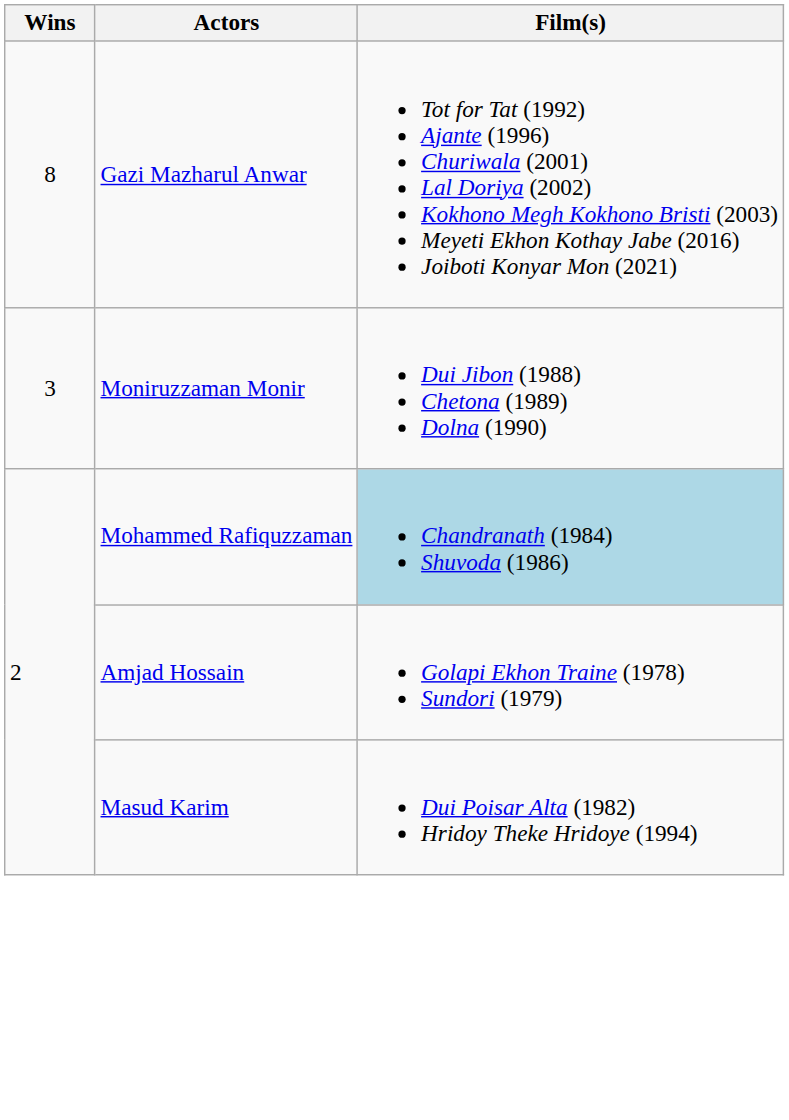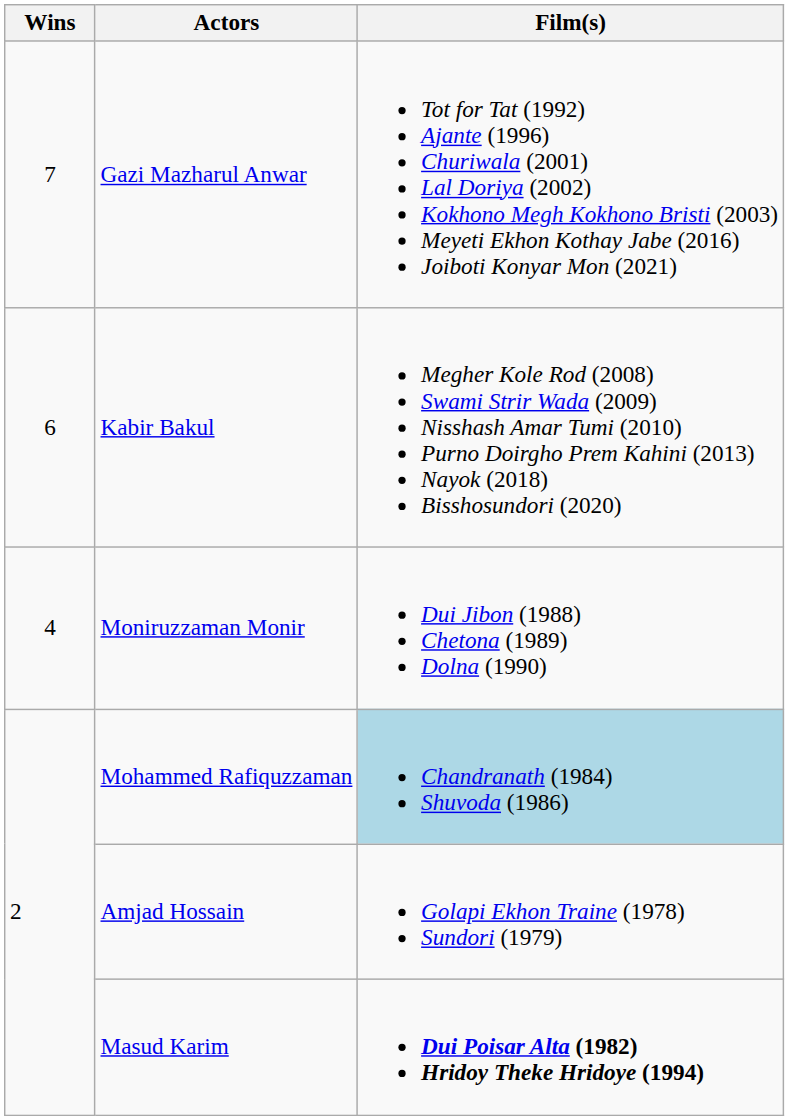(50, 174) 8 -> (50, 174) 7
+ row: (158, 427)
(50, 387) 3 -> (50, 627) 4
(571, 820) normal -> (571, 1060) bold
